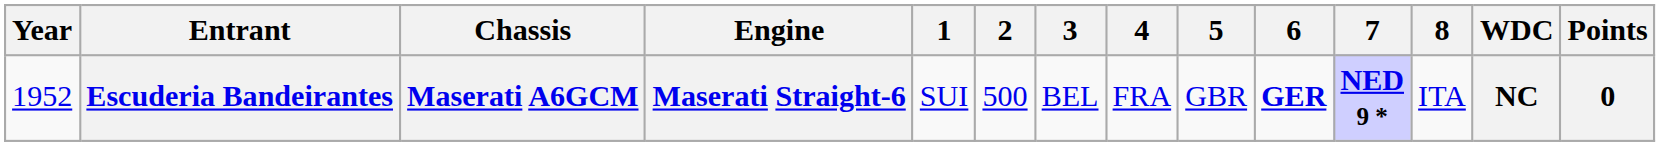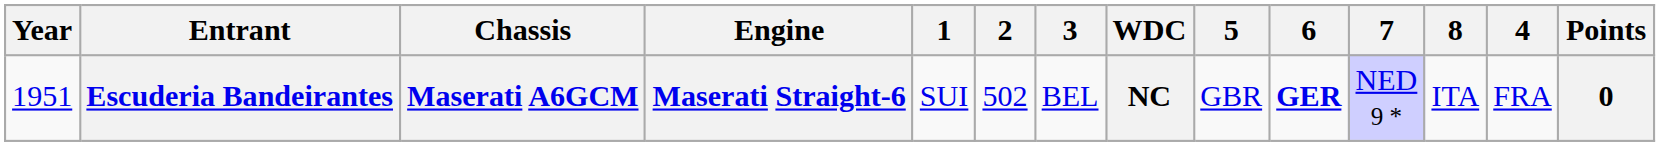columns swapped: (1142, 29) <-> (1517, 29)
(42, 97) 1952 -> (42, 97) 1951
(1005, 97) 500 -> (1005, 97) 502
(1372, 97) bold -> (1386, 97) normal
